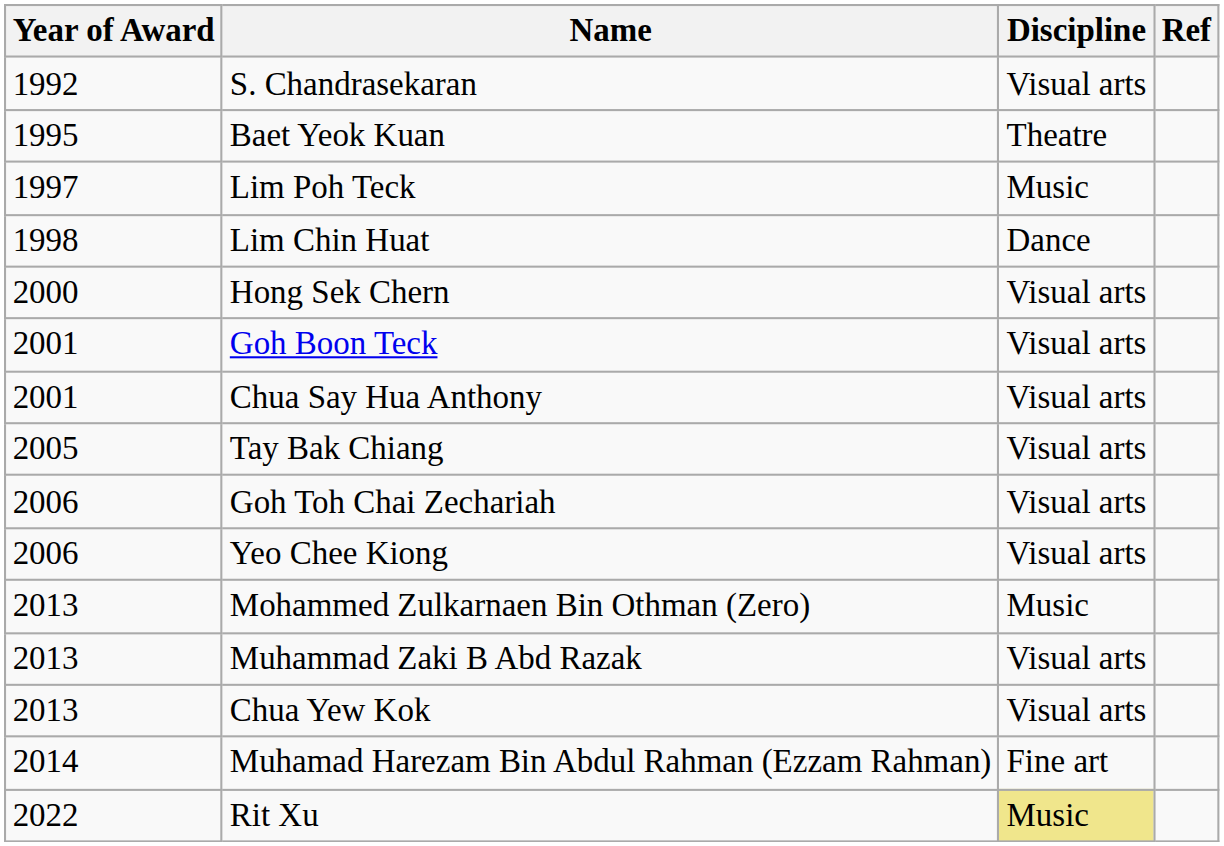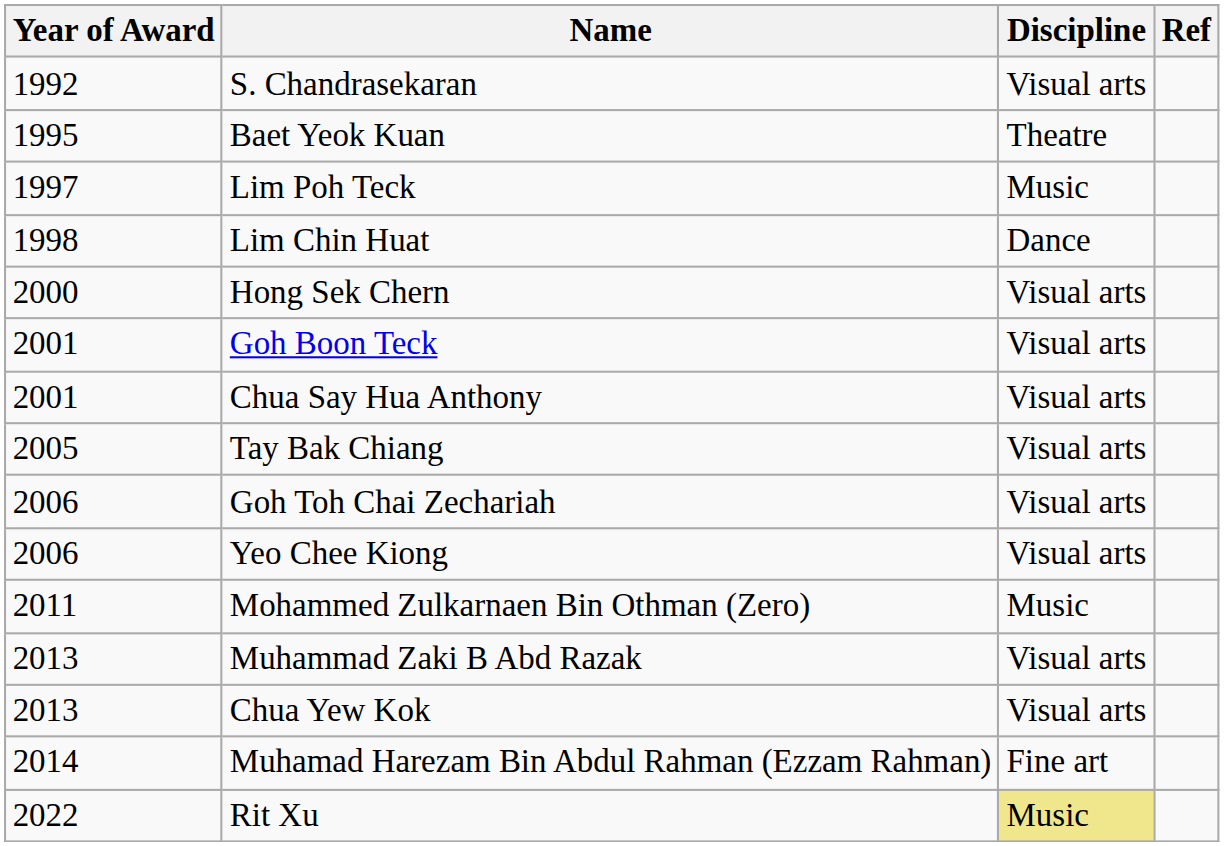(46, 605) 2013 -> (45, 605) 2011
